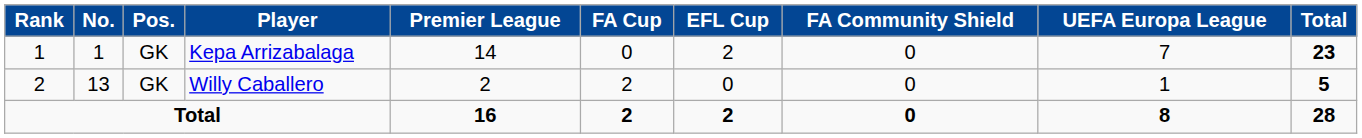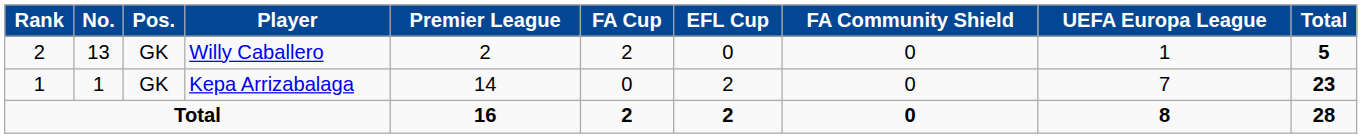rows swapped: (272, 52) <-> (256, 84)
